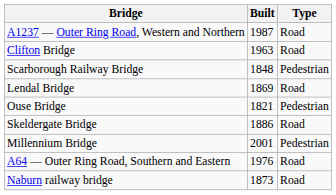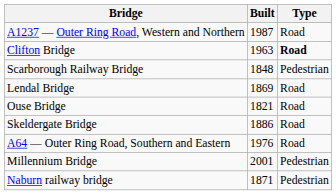(292, 50) normal -> (293, 50) bold
(304, 106) Pedestrian -> (292, 106) Road
rows swapped: (52, 143) <-> (119, 161)
(262, 180) 1873 -> (262, 180) 1871
(292, 180) Road -> (304, 180) Pedestrian
